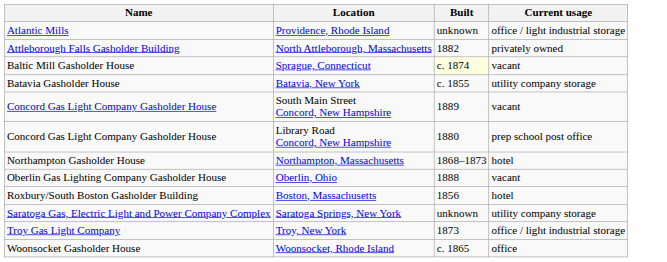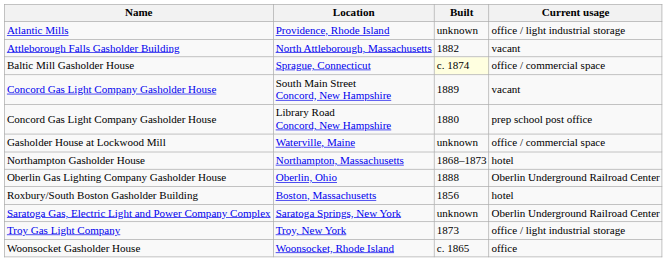(527, 48) privately owned -> (506, 48) vacant
(506, 65) vacant -> (548, 65) office / commercial space
- row: (318, 83)
+ row: (315, 143)
(506, 178) vacant -> (576, 178) Oberlin Underground Railroad Center
(544, 213) utility company storage -> (576, 213) Oberlin Underground Railroad Center
